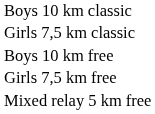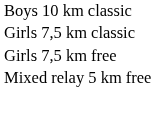- row: (59, 55)
